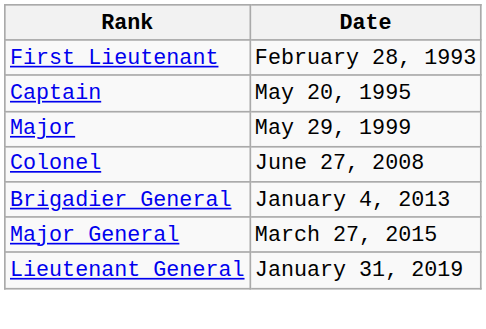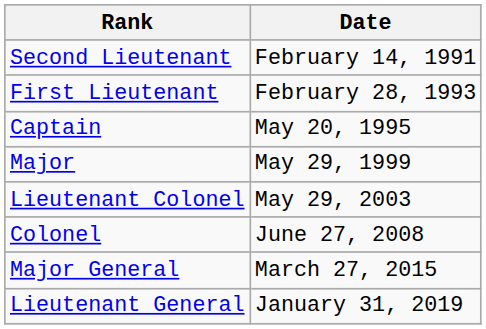+ row: (121, 58)
+ row: (127, 199)
- row: (121, 199)
